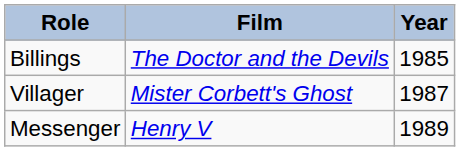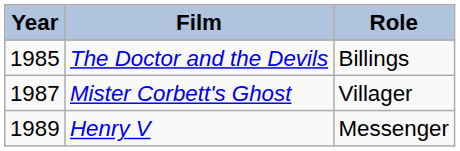columns swapped: (424, 23) <-> (65, 23)
